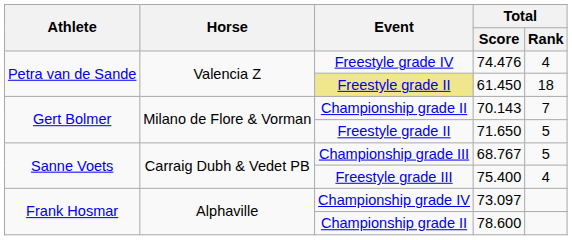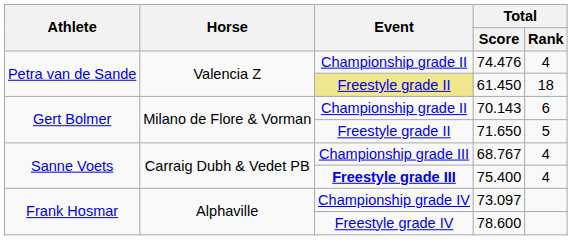(394, 62) Freestyle grade IV -> (394, 62) Championship grade II
(546, 108) 7 -> (546, 108) 6
(546, 154) 5 -> (546, 154) 4
(394, 177) normal -> (394, 177) bold
(394, 223) Championship grade II -> (394, 223) Freestyle grade IV
